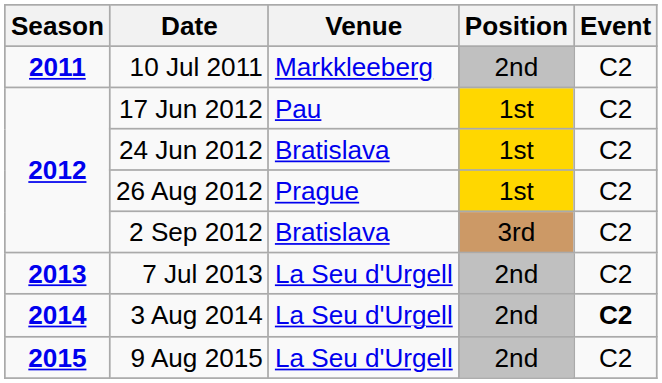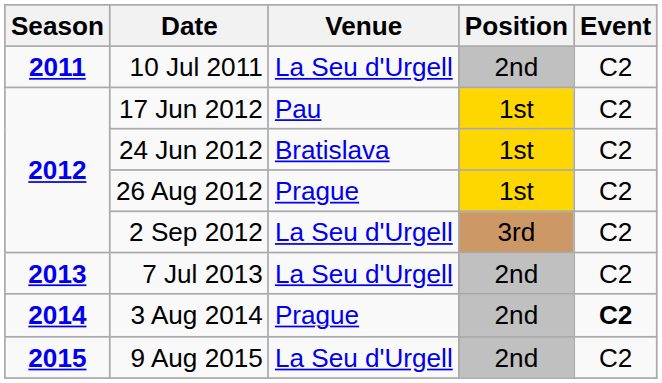(354, 67) Markkleeberg -> (364, 67) La Seu d'Urgell
(332, 233) Bratislava -> (364, 233) La Seu d'Urgell
(364, 315) La Seu d'Urgell -> (317, 315) Prague
